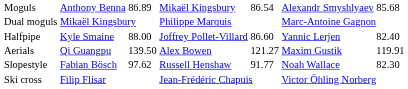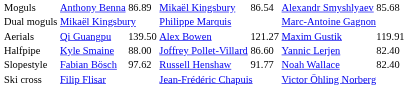rows swapped: (19, 50) <-> (22, 36)
(388, 65) 82.30 -> (388, 65) 82.40
